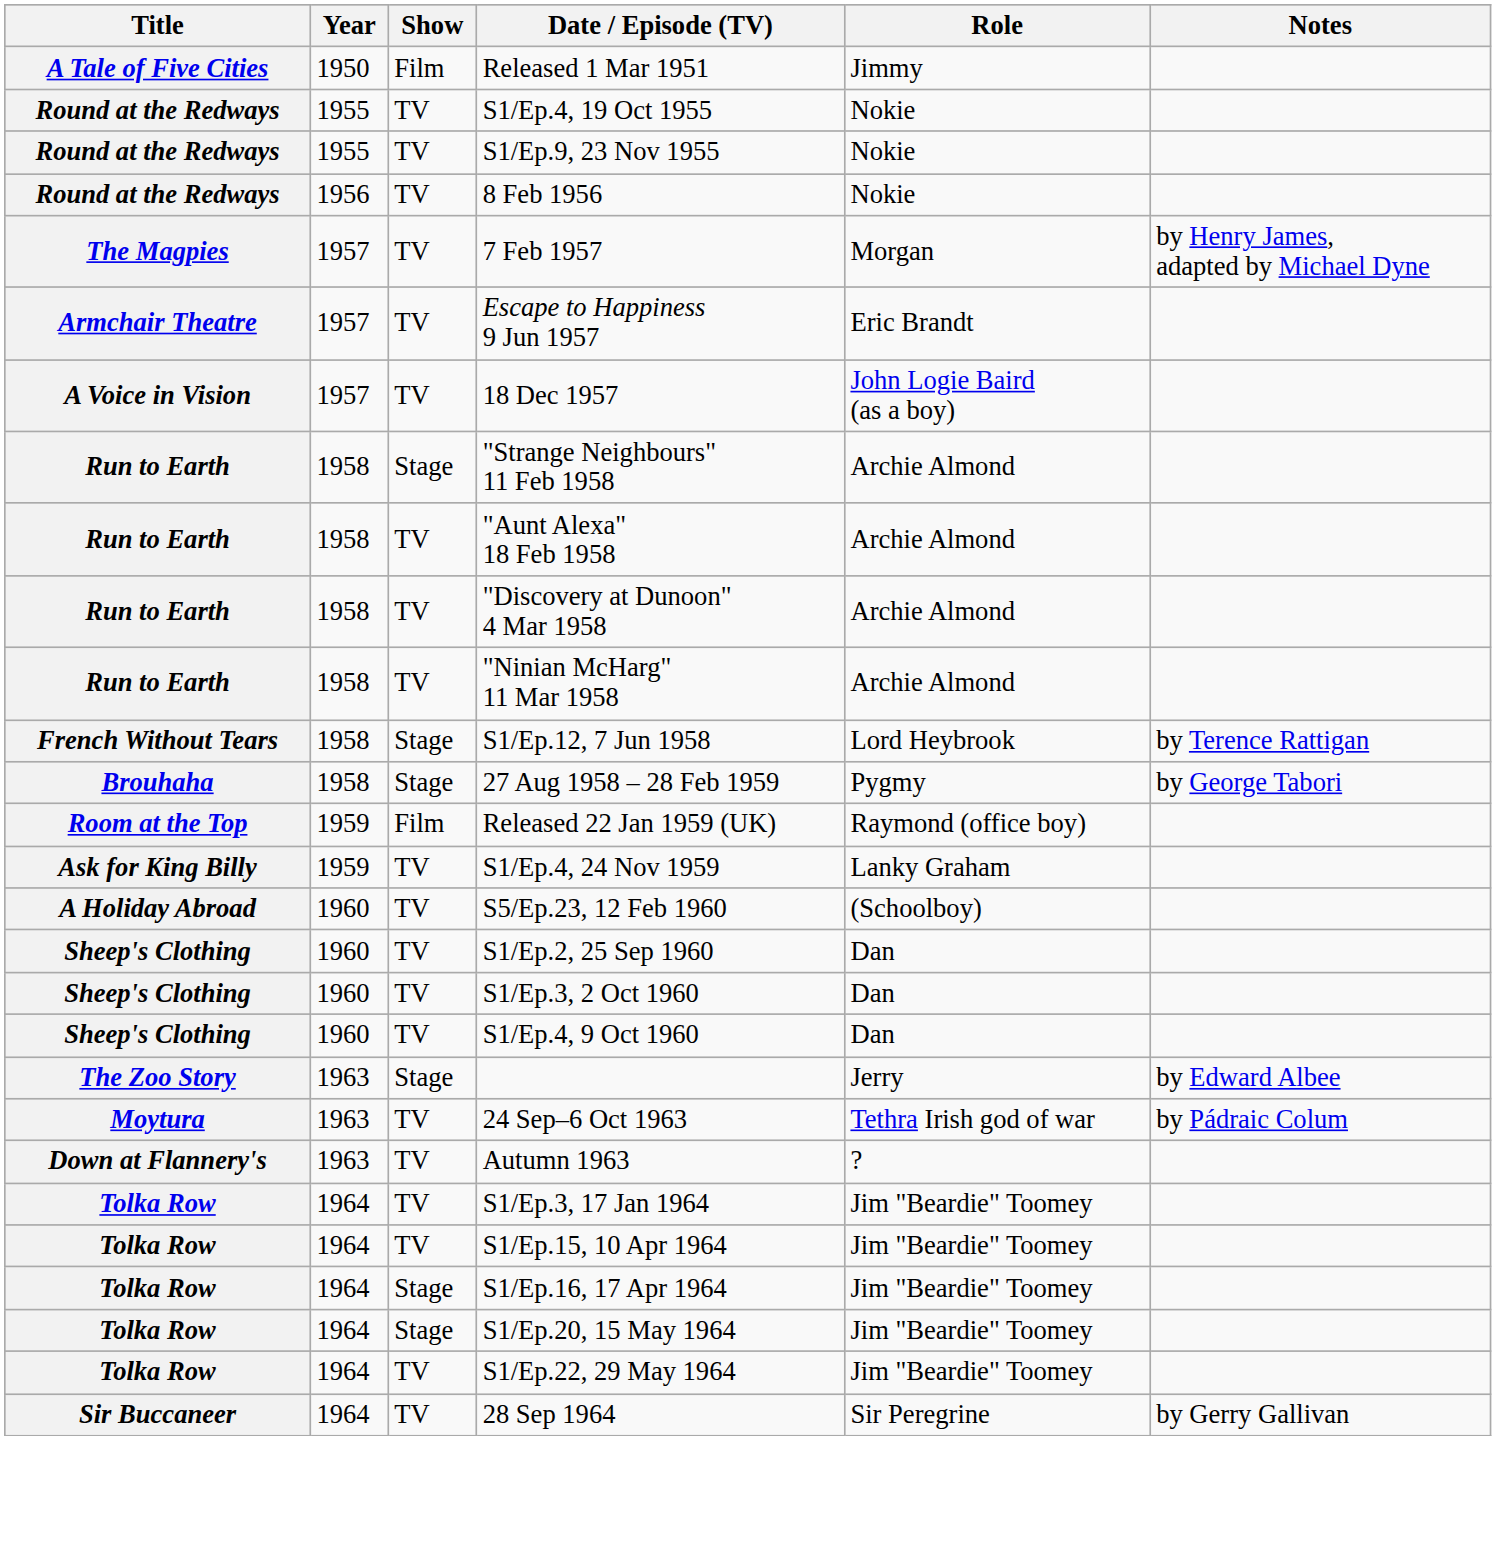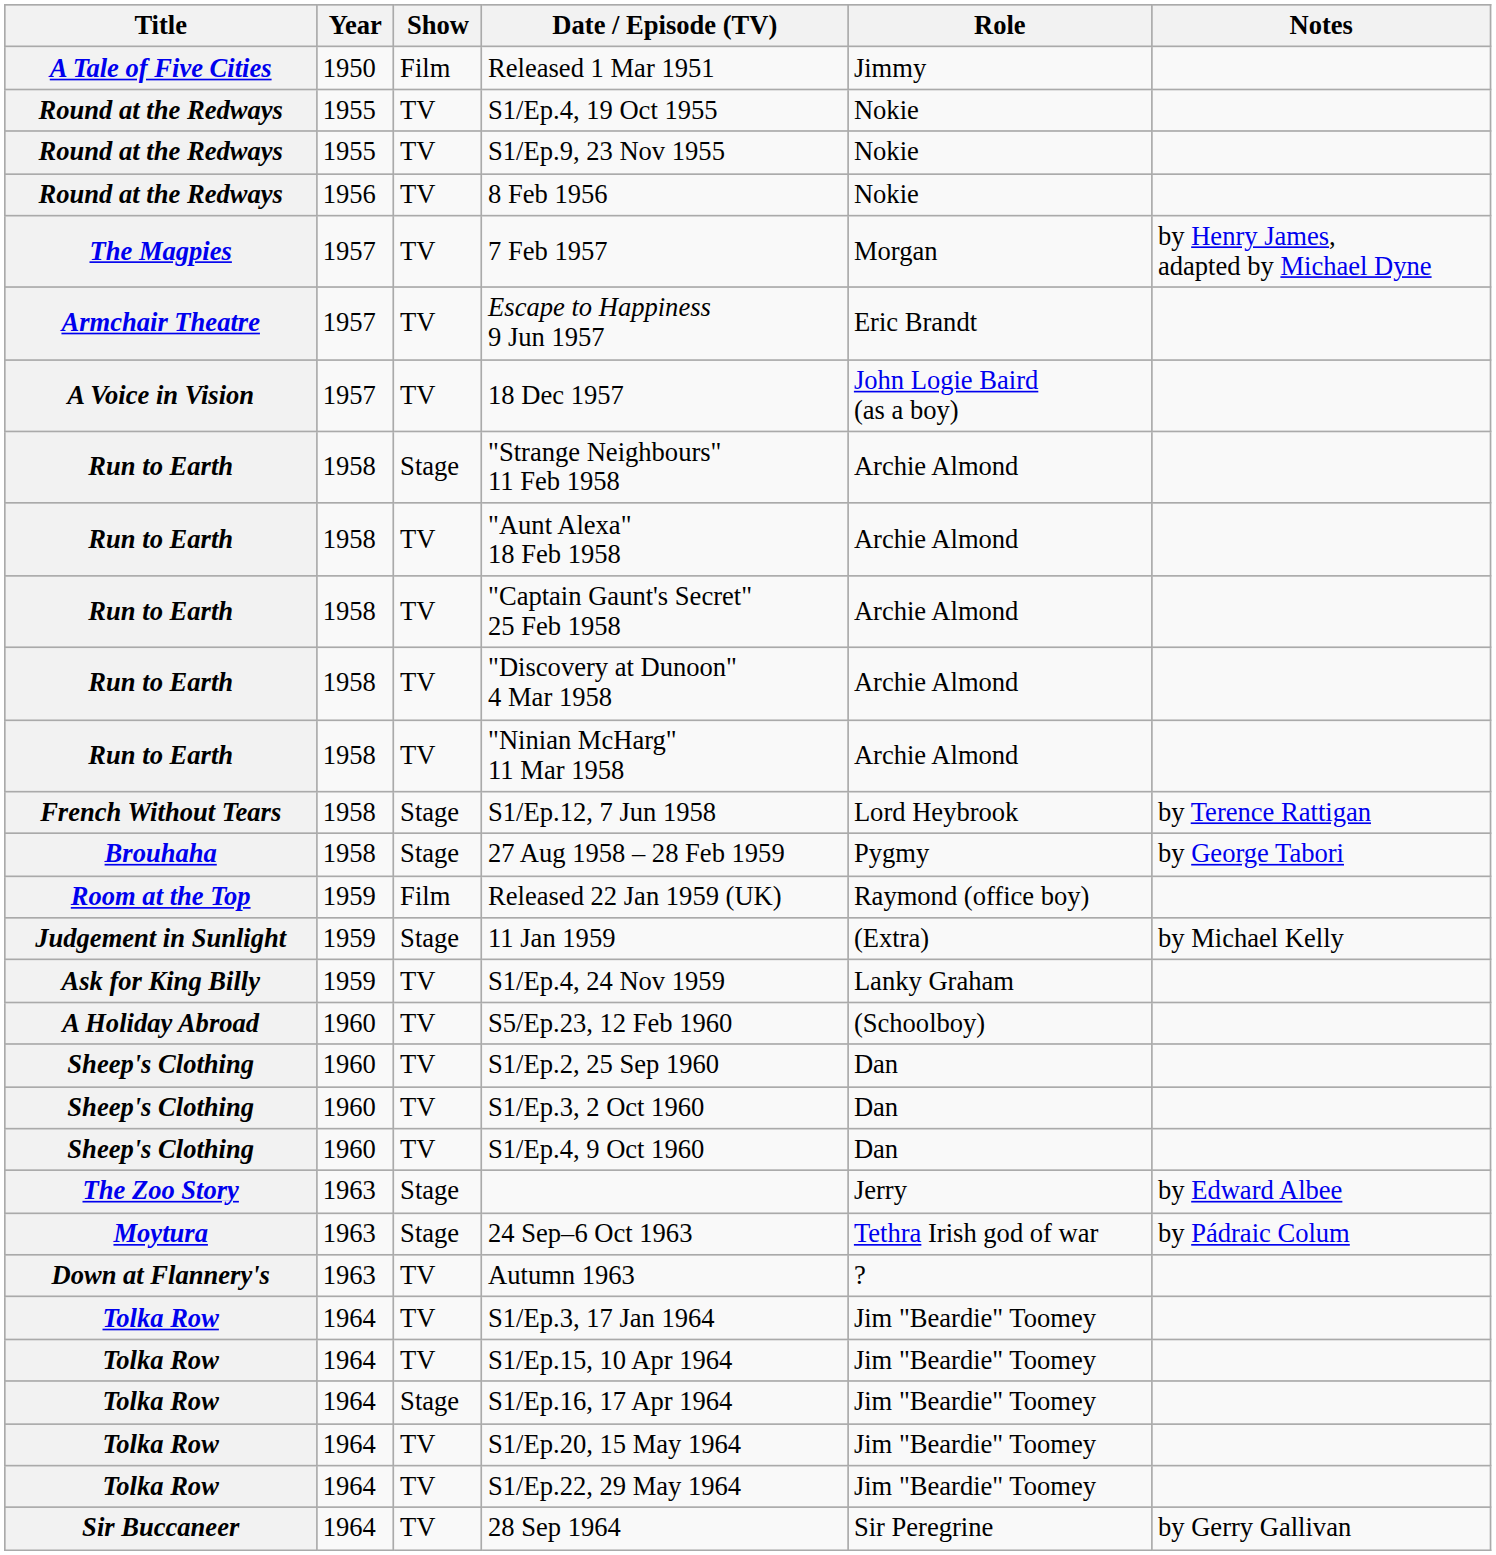+ row: (620, 611)
+ row: (552, 938)
(412, 1119) TV -> (430, 1233) Stage
(424, 1329) Stage -> (418, 1444) TV
